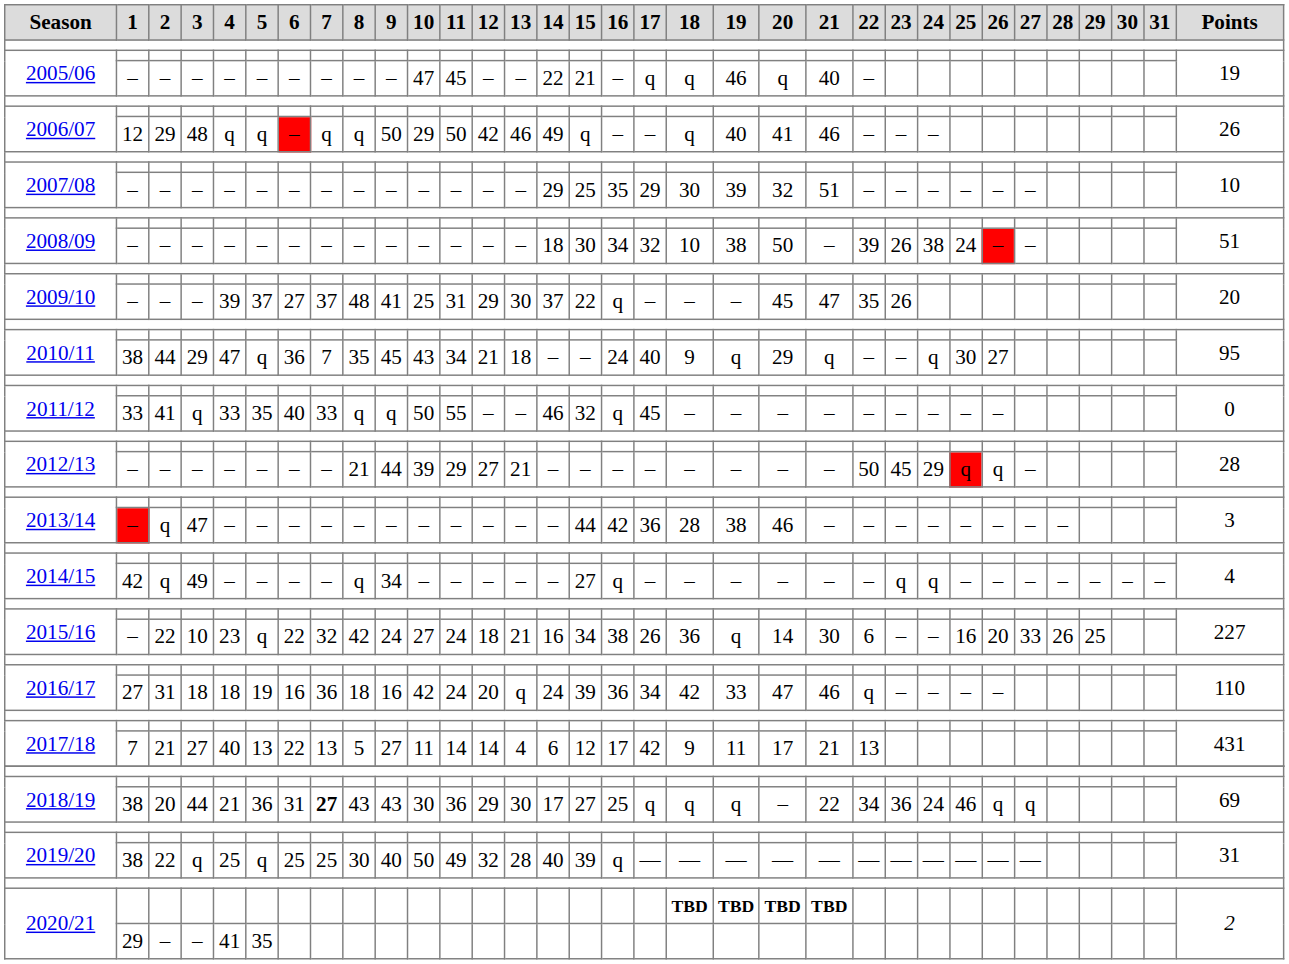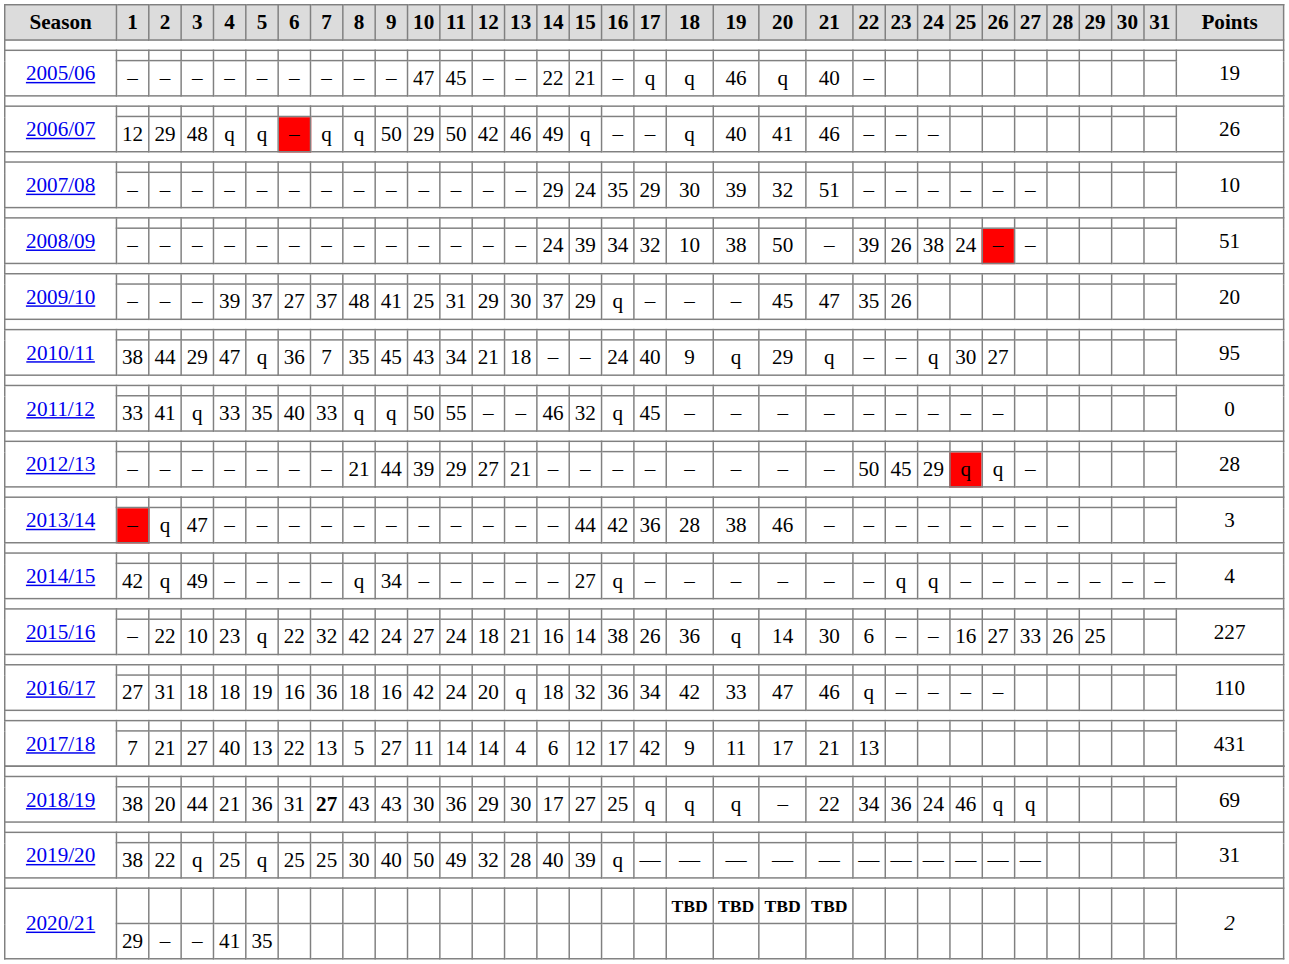(585, 189) 25 -> (585, 189) 24
(553, 245) 18 -> (553, 245) 24
(585, 245) 30 -> (585, 245) 39
(585, 301) 22 -> (585, 301) 29
(585, 636) 34 -> (585, 636) 14
(998, 636) 20 -> (998, 636) 27
(553, 692) 24 -> (553, 692) 18
(585, 692) 39 -> (585, 692) 32
